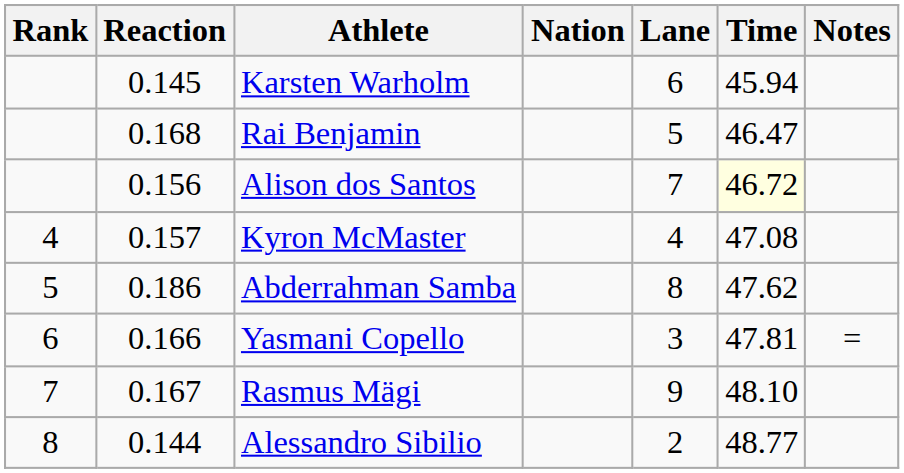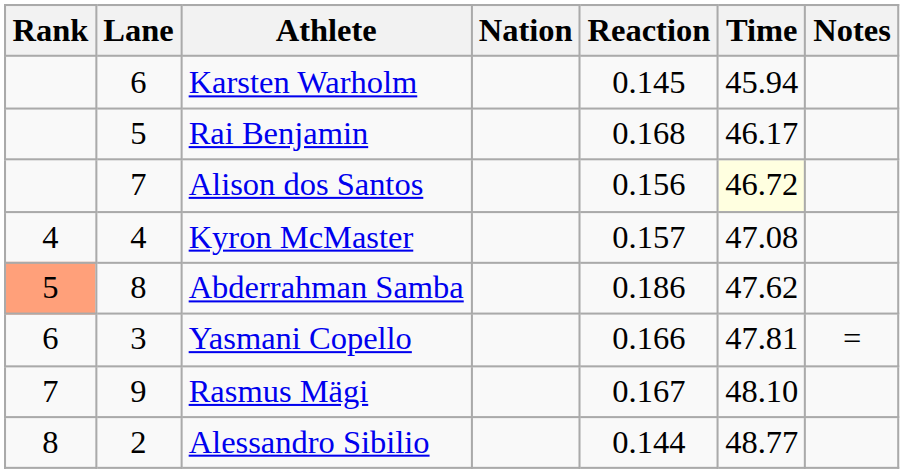columns swapped: (675, 30) <-> (165, 30)
(762, 133) 46.47 -> (762, 133) 46.17
(50, 287) no background -> (50, 287) lightsalmon background
